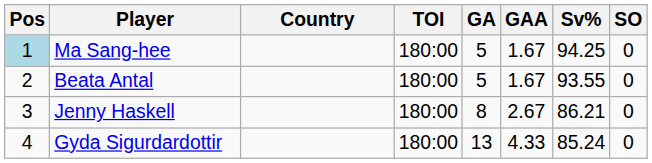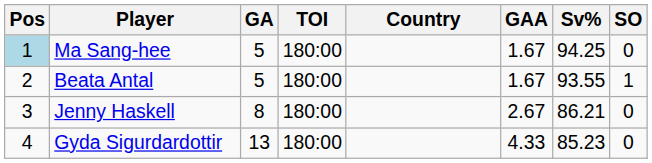columns swapped: (317, 19) <-> (481, 19)
(628, 81) 0 -> (628, 81) 1
(581, 142) 85.24 -> (581, 142) 85.23
